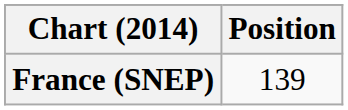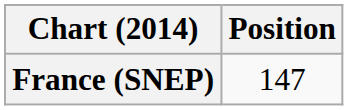(282, 78) 139 -> (282, 78) 147
